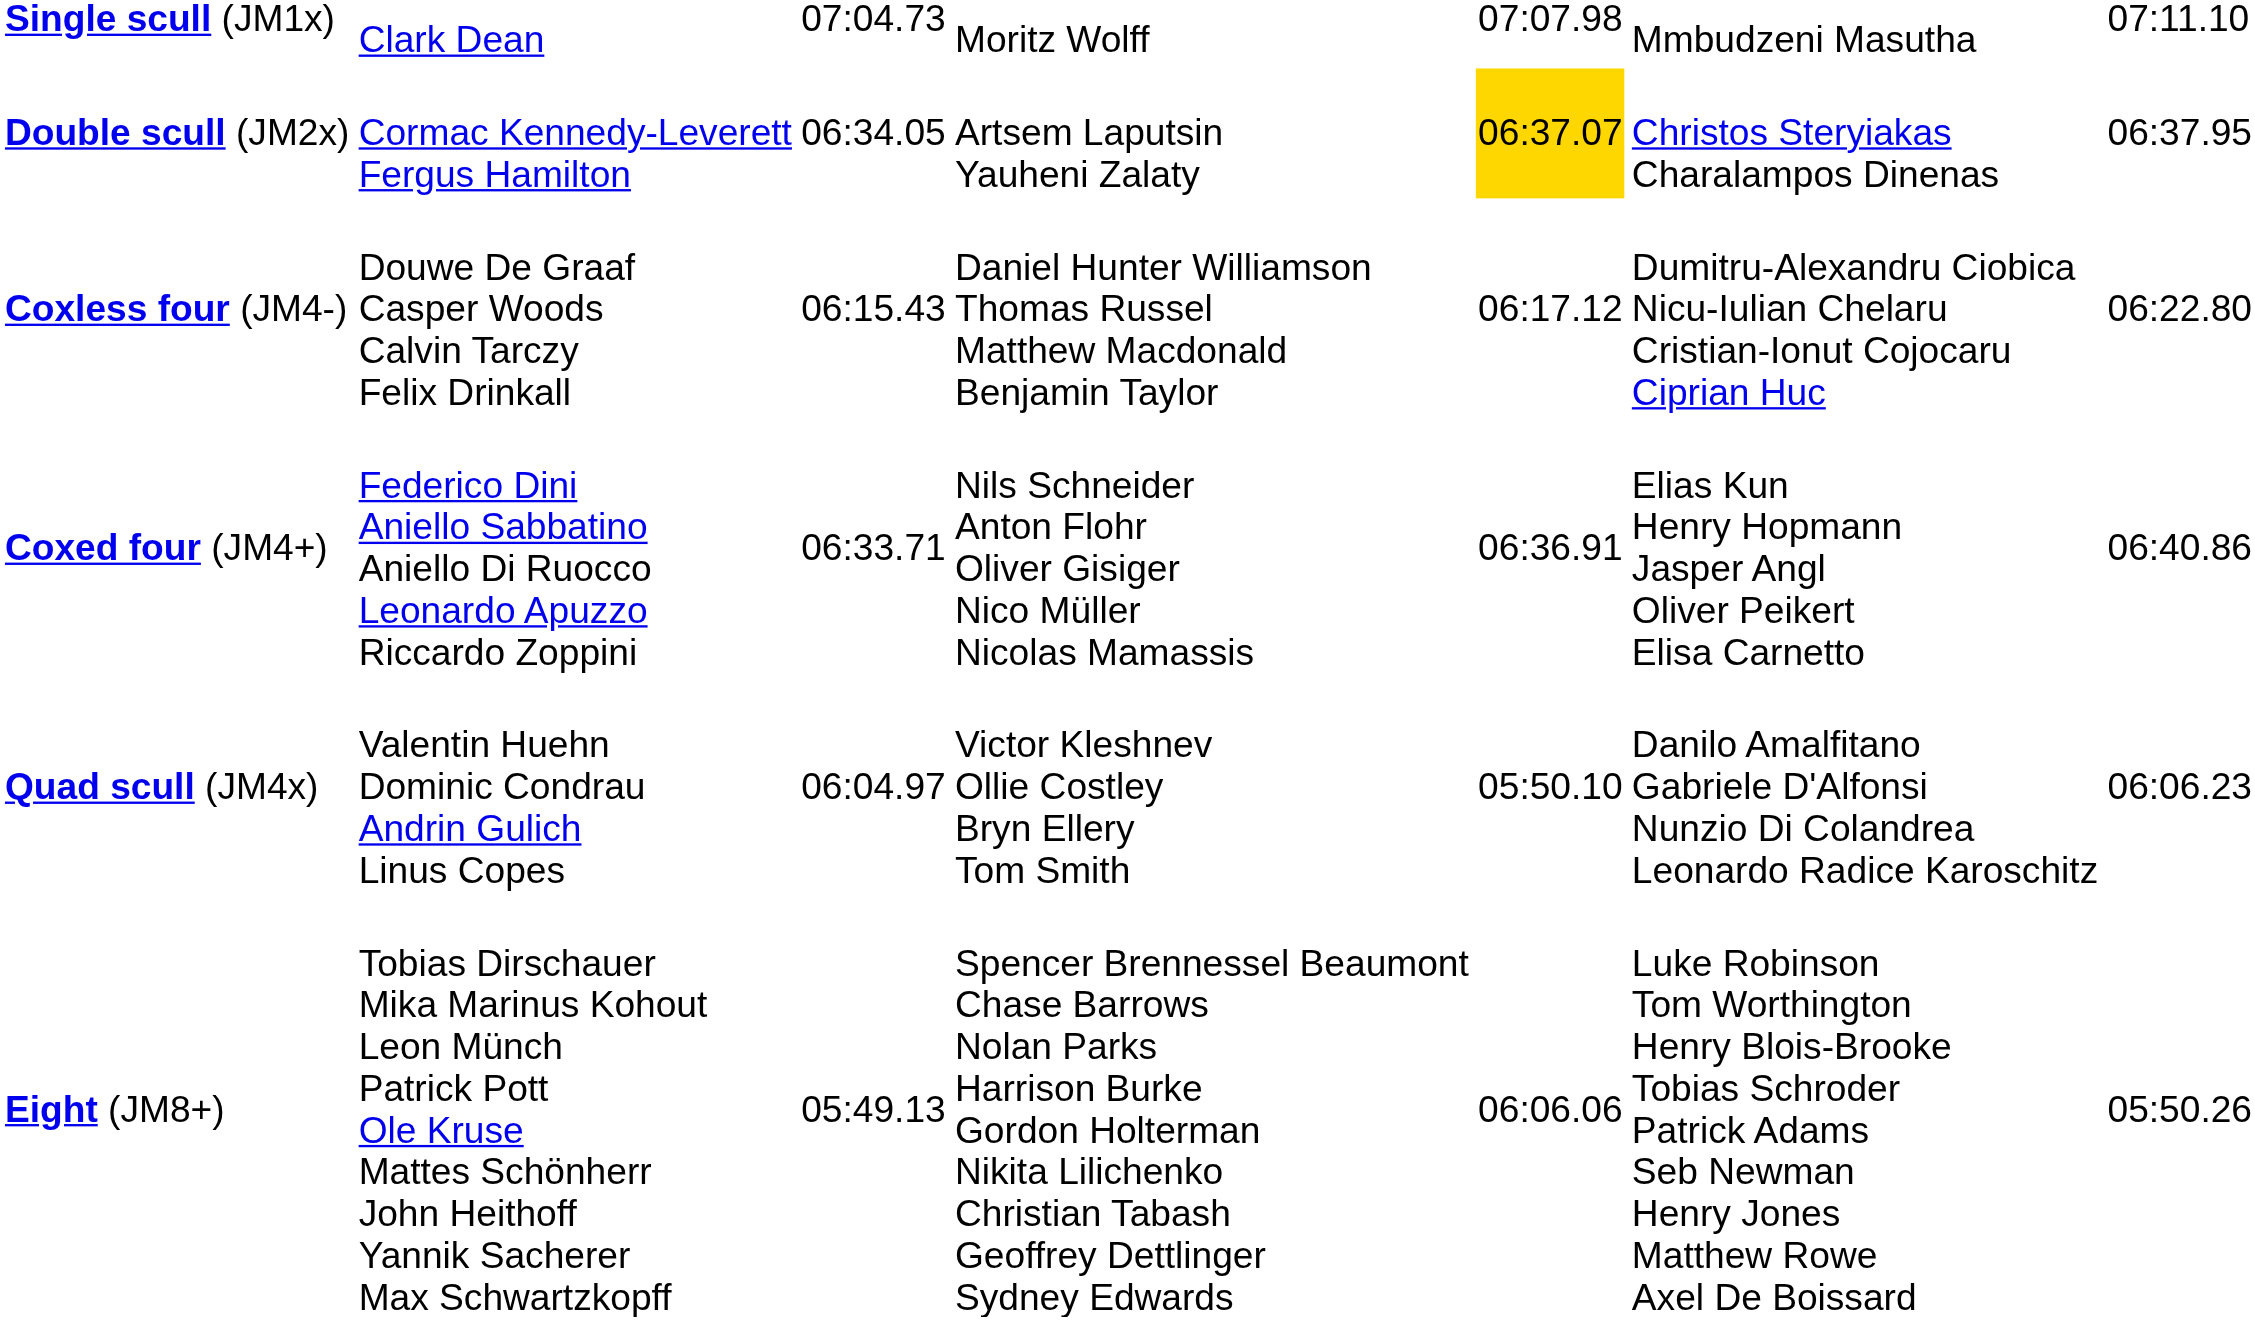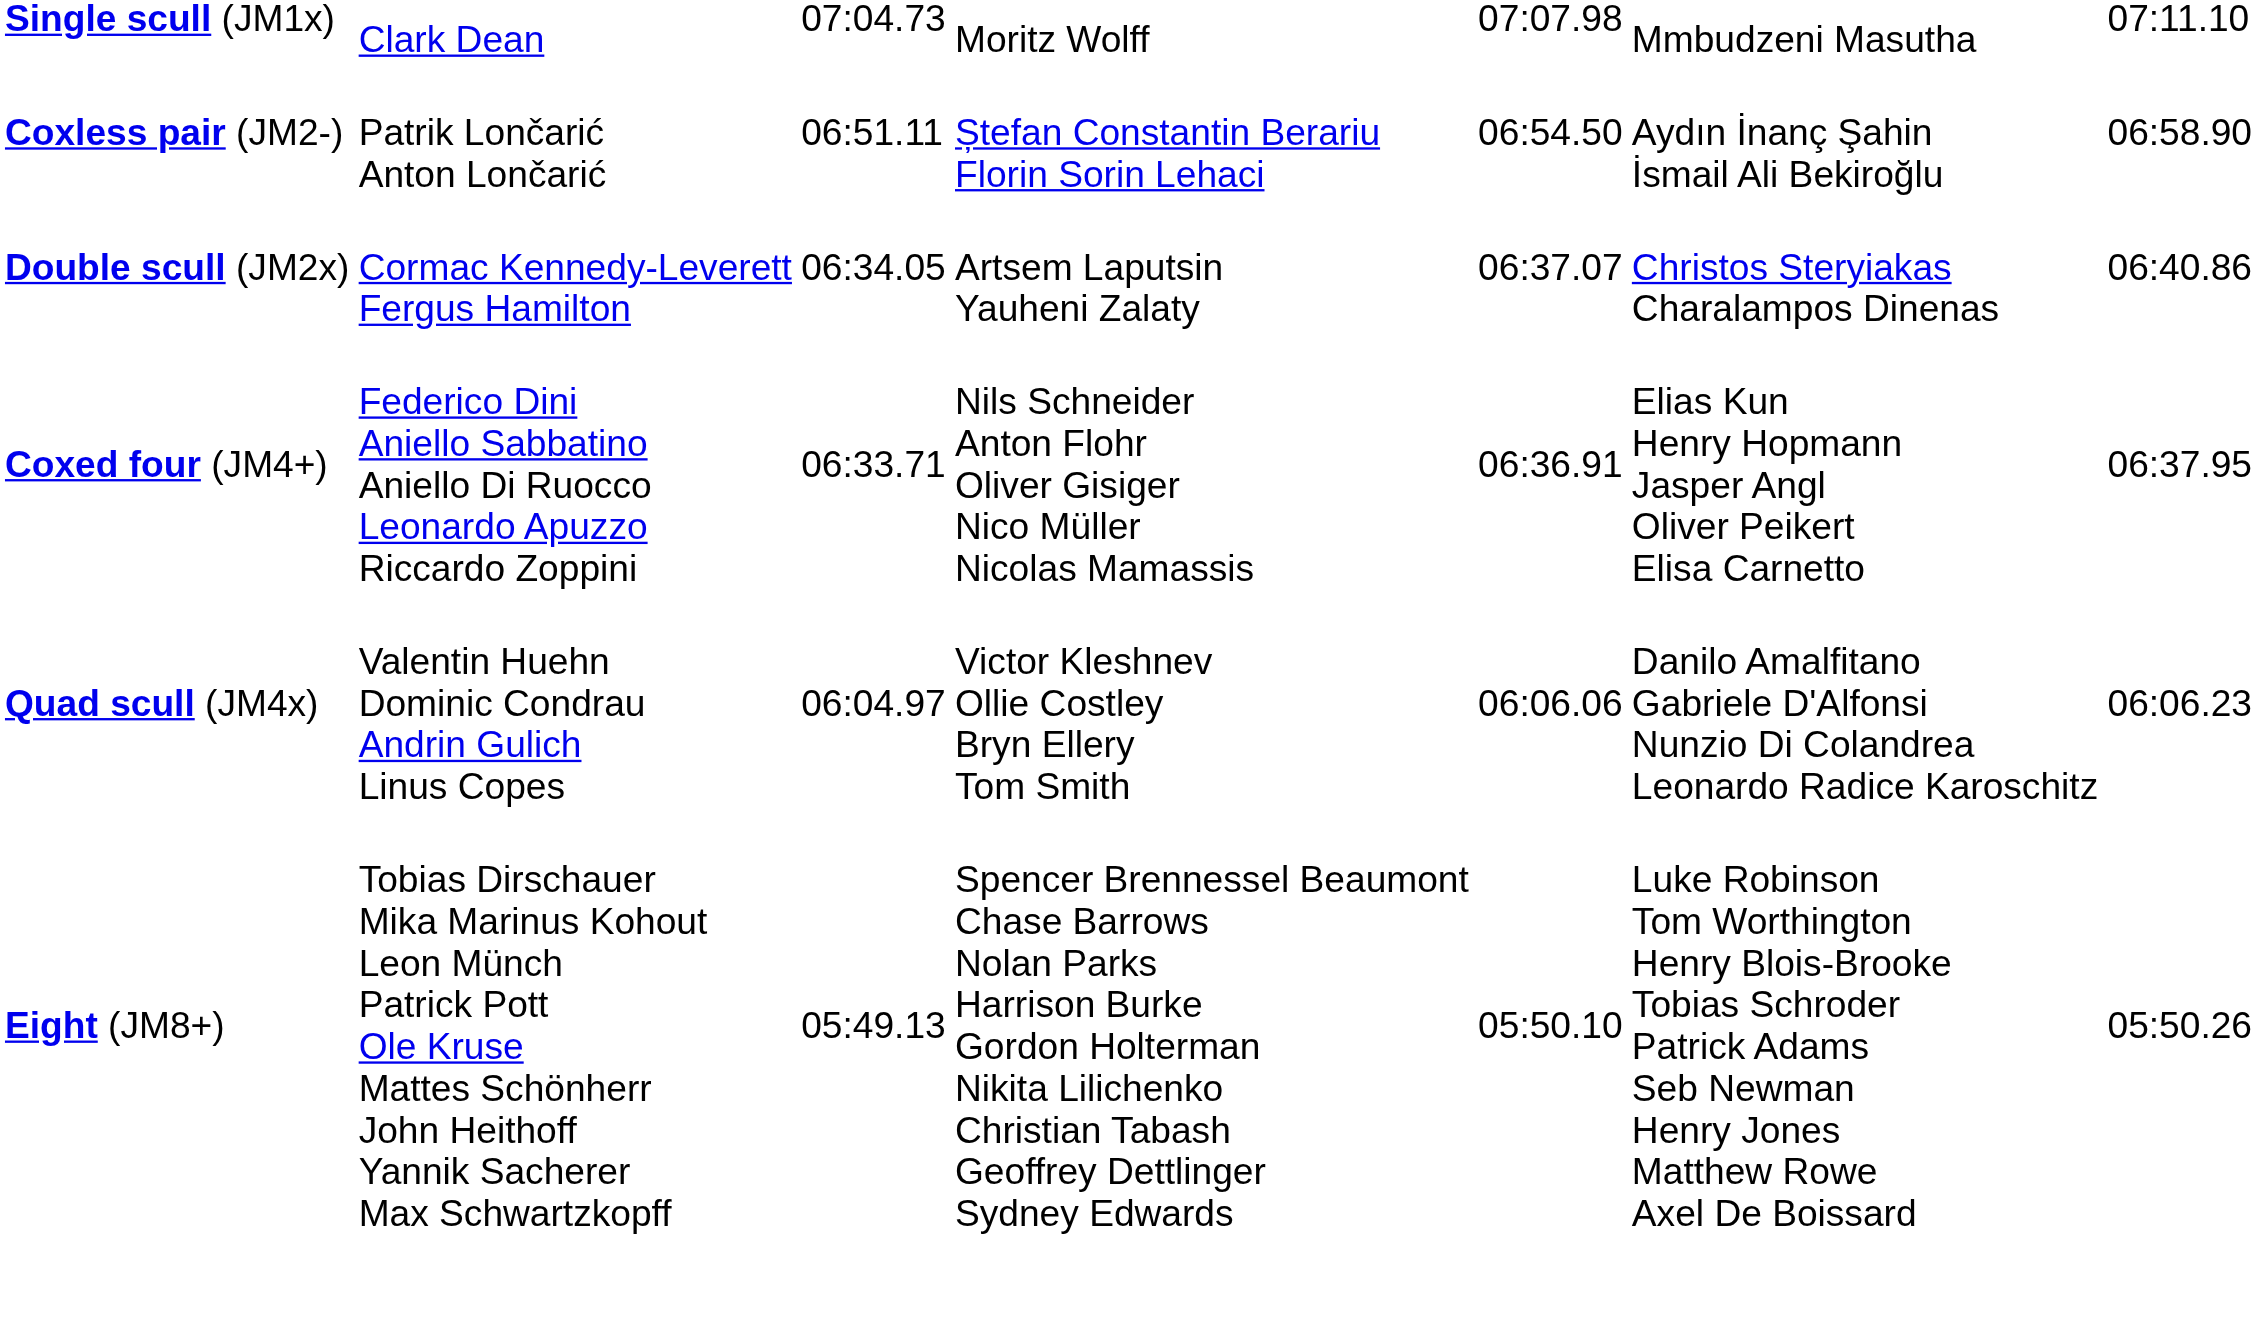+ row: (174, 132)
(1550, 132) gold background -> (1550, 267) no background
(2180, 132) 06:37.95 -> (2180, 267) 06:40.86
- row: (176, 309)
(2180, 548) 06:40.86 -> (2180, 464) 06:37.95
(1550, 786) 05:50.10 -> (1550, 703) 06:06.06
(1550, 1109) 06:06.06 -> (1550, 1025) 05:50.10
